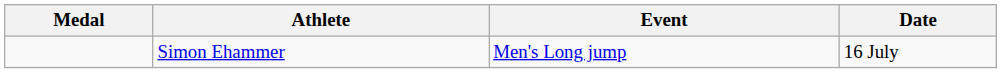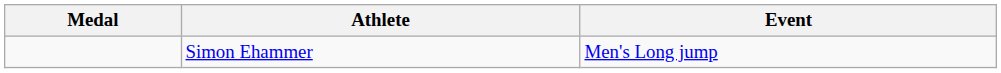- column: (918, 20)
